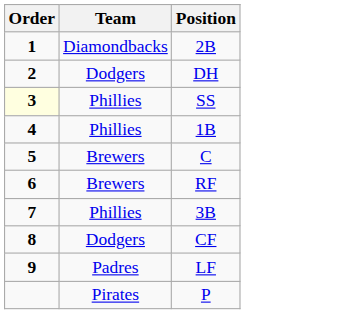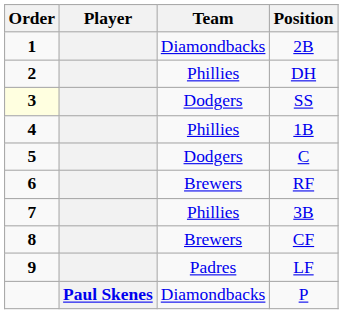+ column: (108, 18)
(115, 73) Dodgers -> (213, 73) Phillies
(115, 101) Phillies -> (213, 101) Dodgers
(115, 156) Brewers -> (213, 156) Dodgers
(115, 239) Dodgers -> (213, 239) Brewers
(115, 294) Pirates -> (213, 294) Diamondbacks
